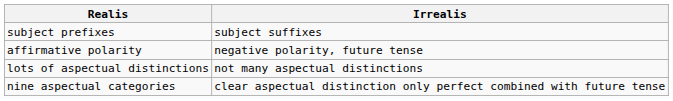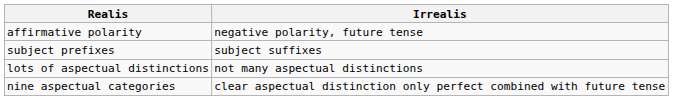rows swapped: (61, 32) <-> (74, 50)
